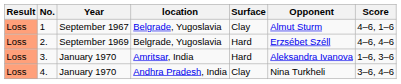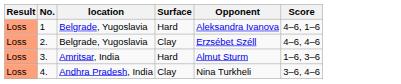- column: (94, 12)
(241, 27) Clay -> (168, 27) Hard
(296, 27) Almut Sturm -> (238, 27) Aleksandra Ivanova
(242, 42) Hard -> (167, 42) Clay
(312, 57) Aleksandra Ivanova -> (222, 57) Almut Sturm
